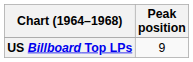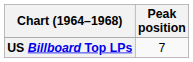(162, 47) 9 -> (162, 47) 7
